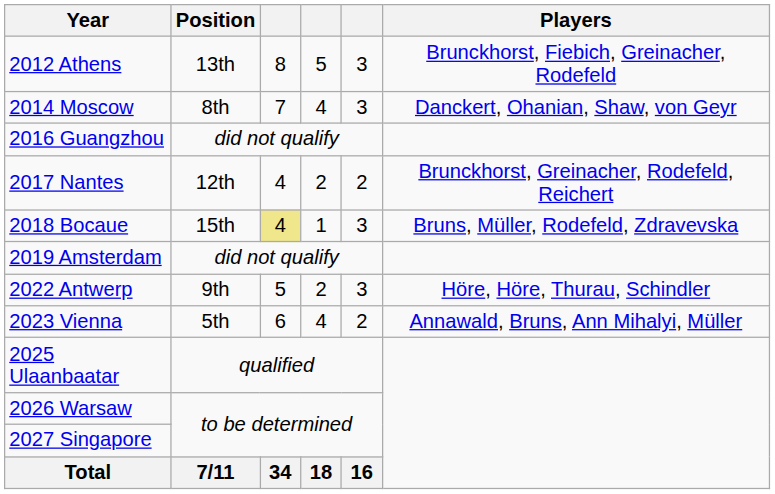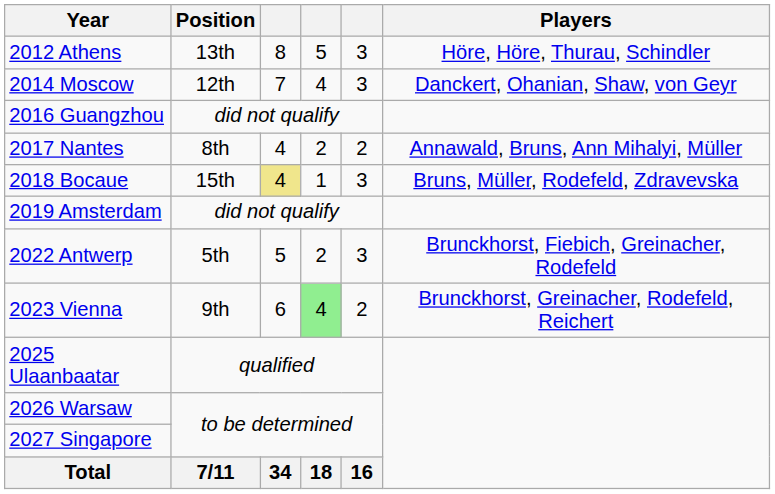(576, 63) Brunckhorst, Fiebich, Greinacher, Rodefeld -> (576, 52) Höre, Höre, Thurau, Schindler
(215, 107) 8th -> (215, 84) 12th
(215, 182) 12th -> (215, 148) 8th
(576, 182) Brunckhorst, Greinacher, Rodefeld, Reichert -> (576, 148) Annawald, Bruns, Ann Mihalyi, Müller
(215, 289) 9th -> (215, 255) 5th
(576, 289) Höre, Höre, Thurau, Schindler -> (576, 255) Brunckhorst, Fiebich, Greinacher, Rodefeld
(215, 321) 5th -> (215, 310) 9th
(321, 321) no background -> (321, 310) lightgreen background
(576, 321) Annawald, Bruns, Ann Mihalyi, Müller -> (576, 310) Brunckhorst, Greinacher, Rodefeld, Reichert
